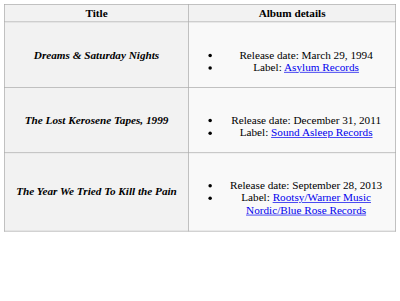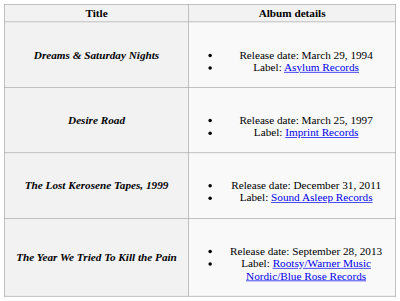+ row: (97, 120)
